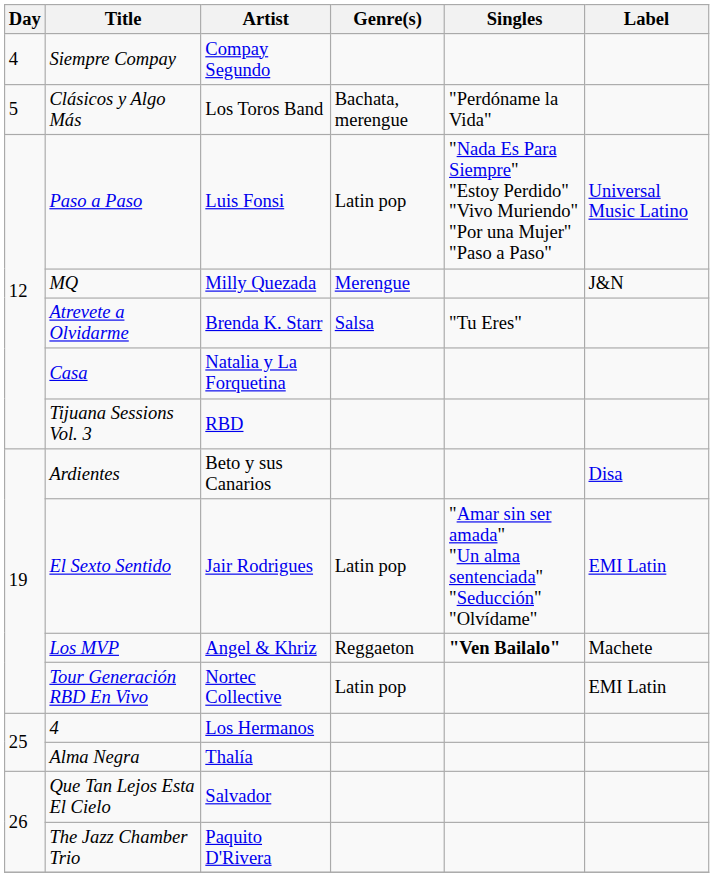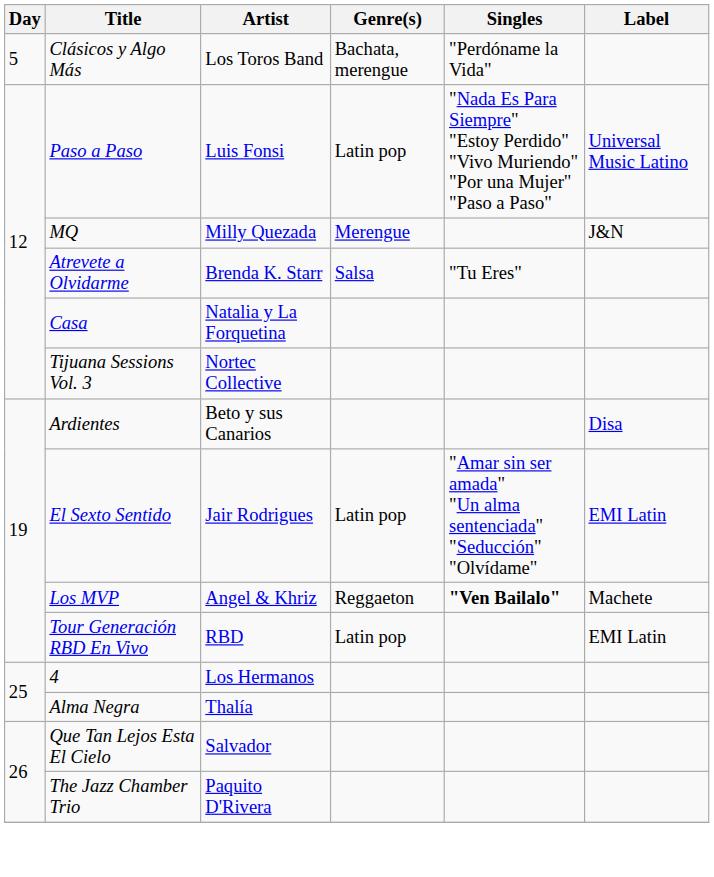- row: (113, 59)
(224, 423) RBD -> (243, 373) Nortec Collective
(243, 687) Nortec Collective -> (224, 637) RBD
